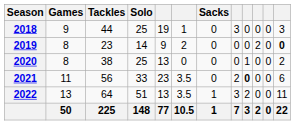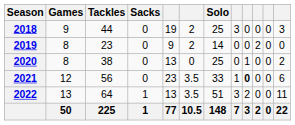columns swapped: (141, 12) <-> (214, 12)
(184, 29) 1 -> (192, 29) 2
(282, 45) bold -> (282, 45) normal
(66, 78) 11 -> (66, 78) 12
(237, 78) 2 -> (237, 78) 1
